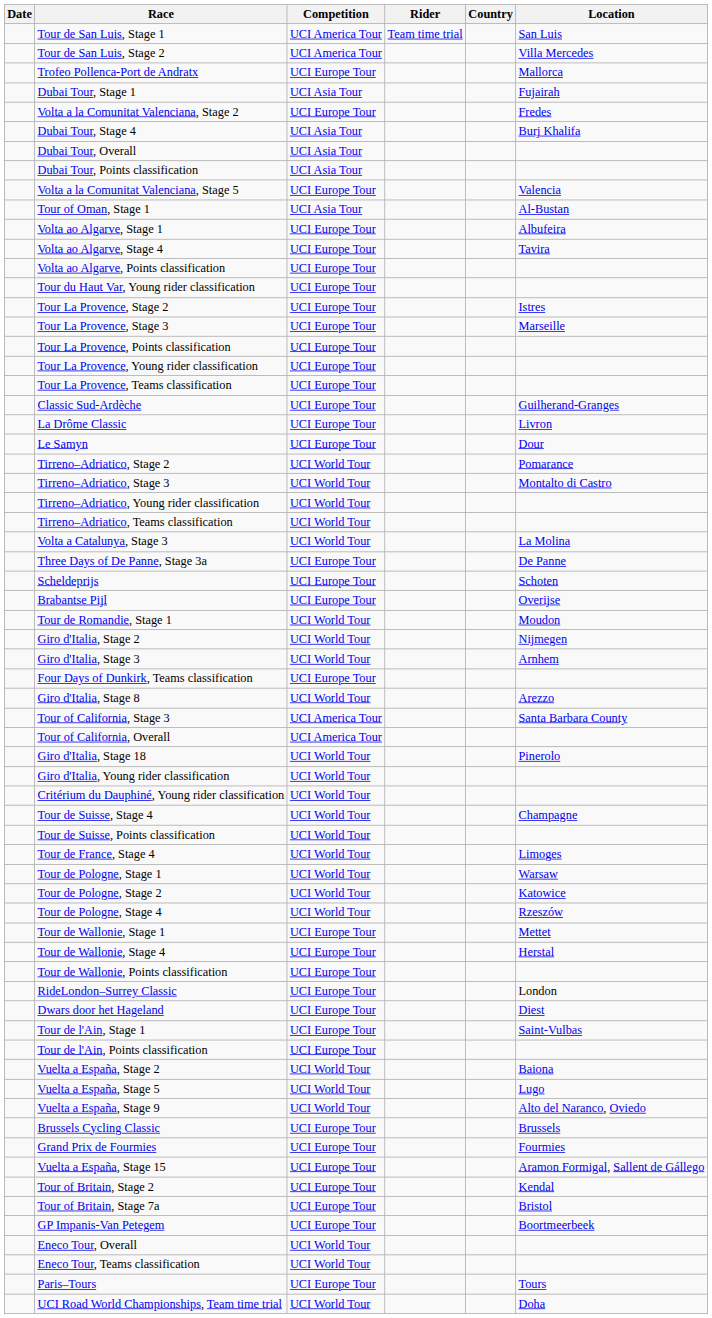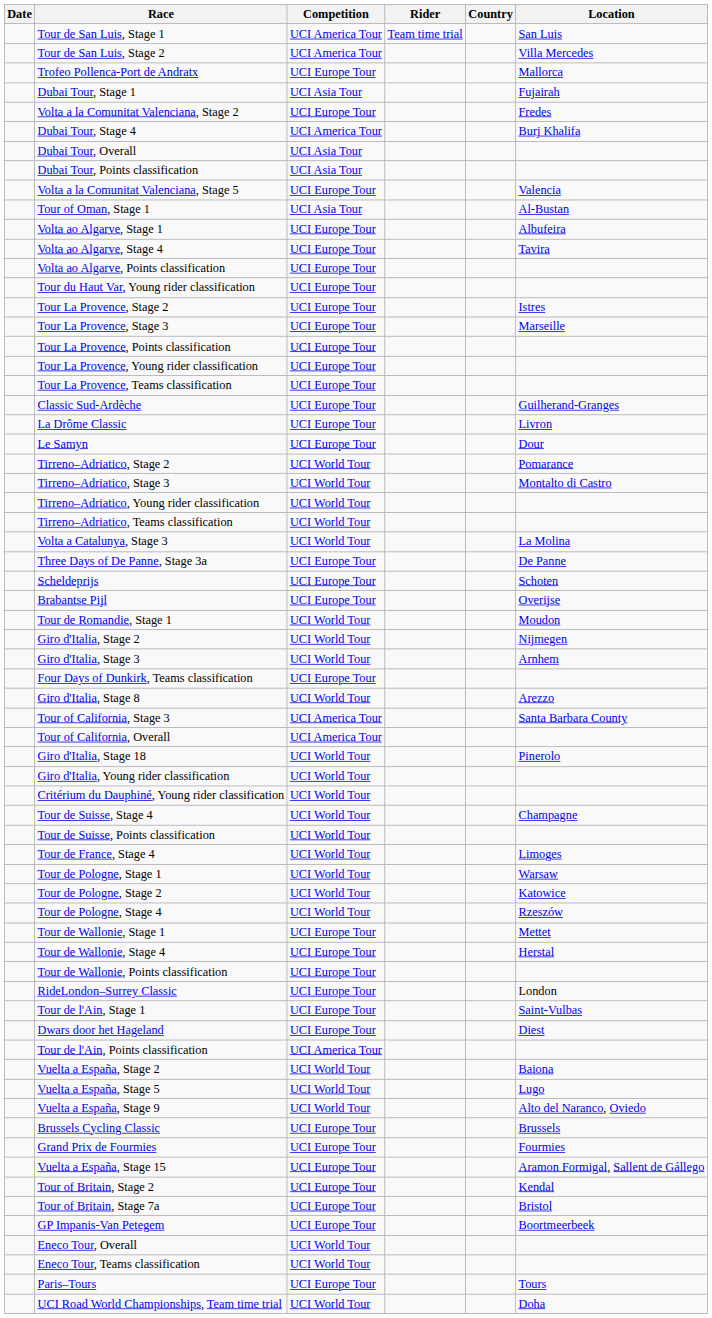(326, 131) UCI Asia Tour -> (336, 131) UCI America Tour
rows swapped: (101, 1010) <-> (91, 1030)
(333, 1049) UCI Europe Tour -> (336, 1049) UCI America Tour
